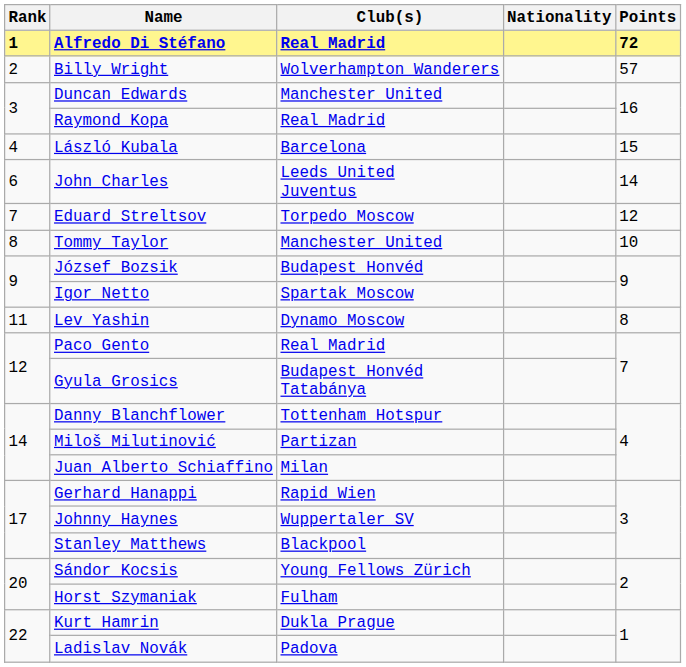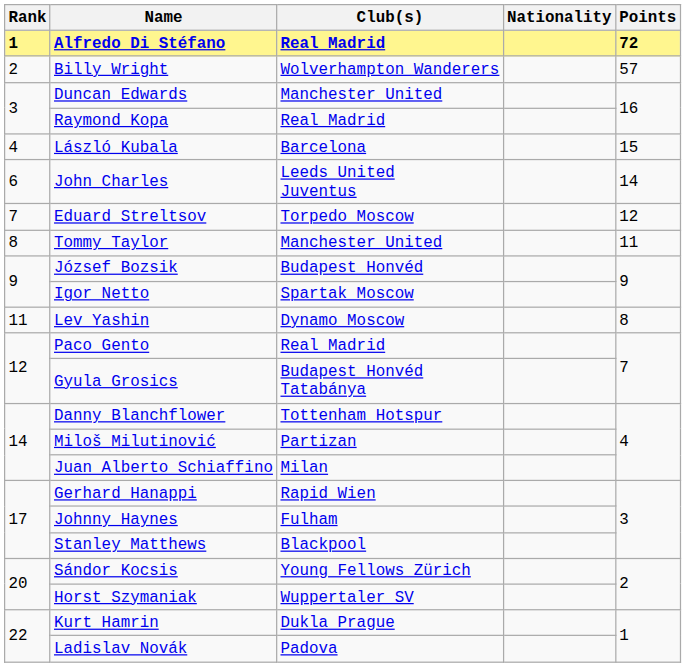(629, 243) 10 -> (629, 243) 11
(347, 519) Wuppertaler SV -> (309, 519) Fulham
(309, 597) Fulham -> (347, 597) Wuppertaler SV
